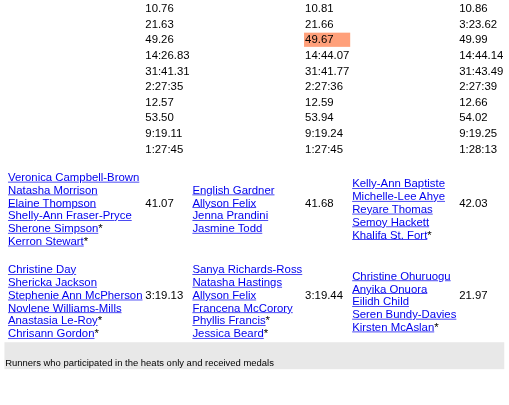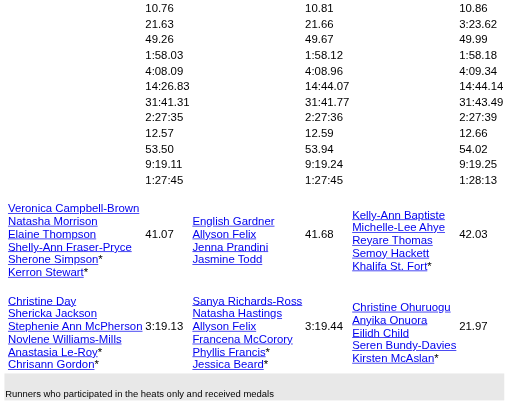(319, 39) lightsalmon background -> (319, 39) no background
+ row: (164, 55)
+ row: (164, 71)
